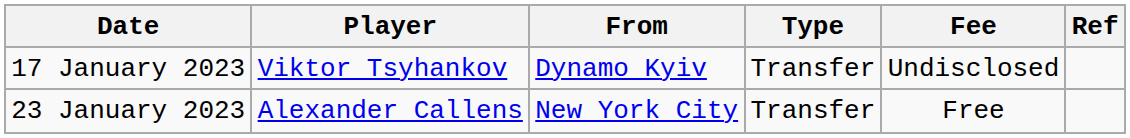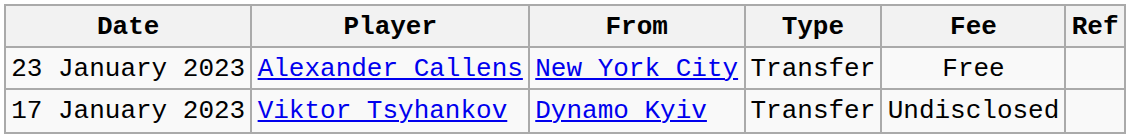rows swapped: (128, 69) <-> (128, 111)
